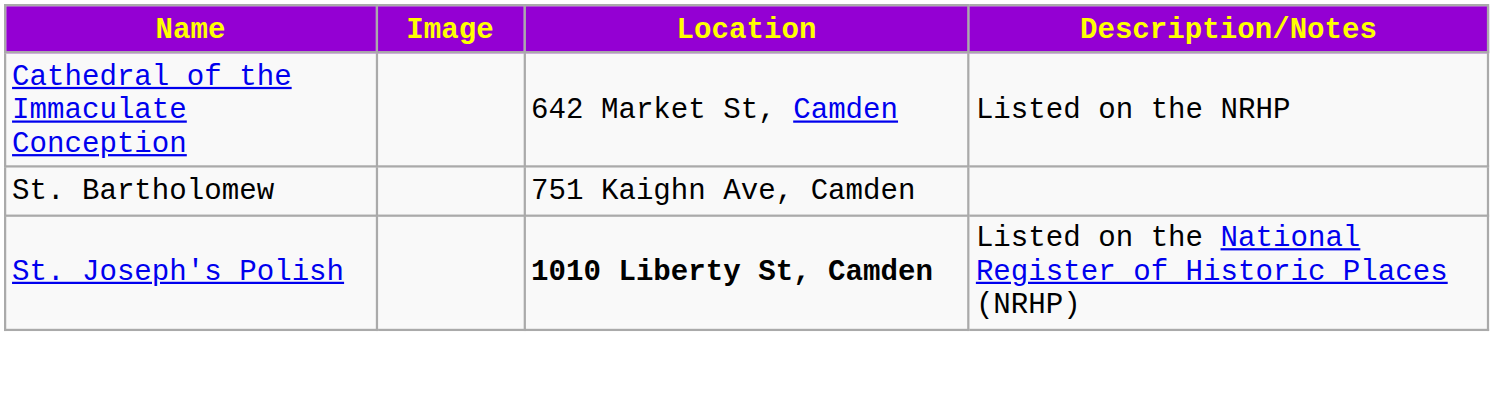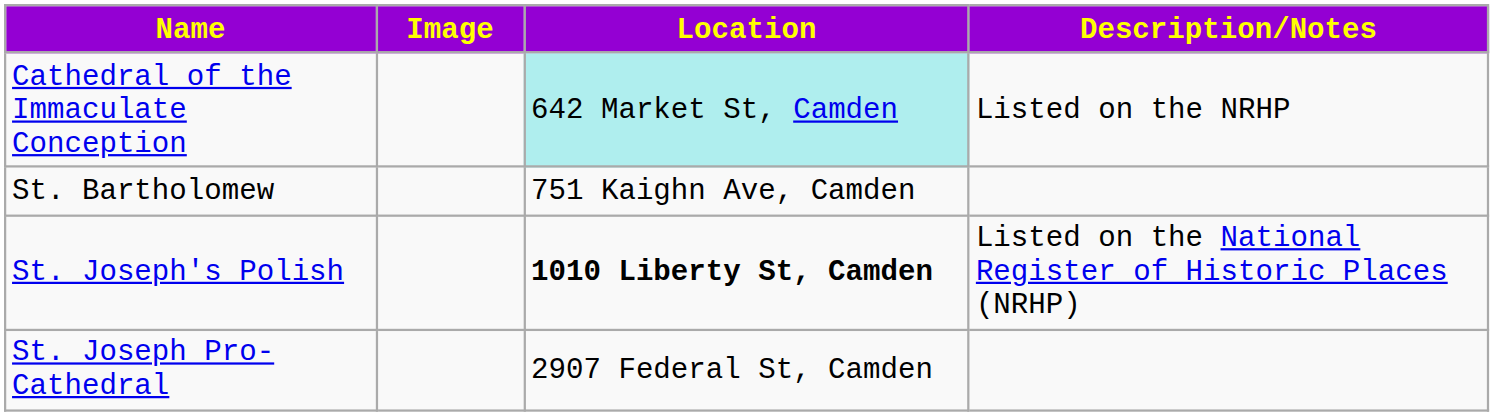(715, 110) no background -> (715, 110) paleturquoise background
+ row: (143, 370)
